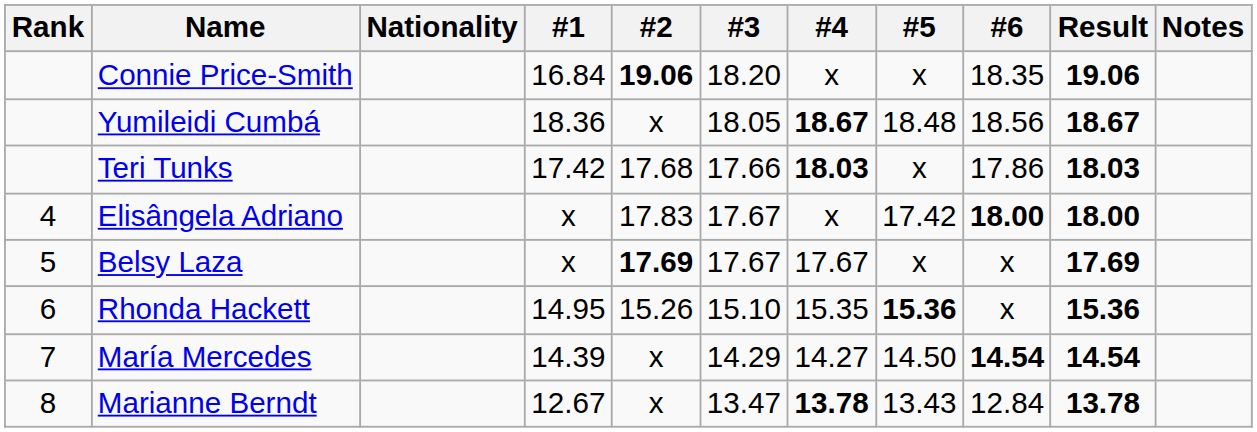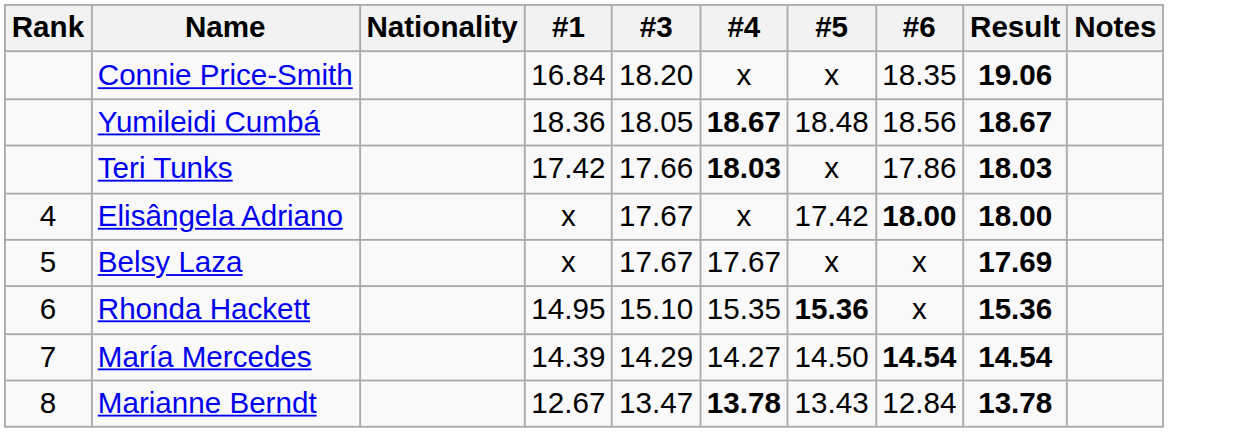- column: (656, 27)
